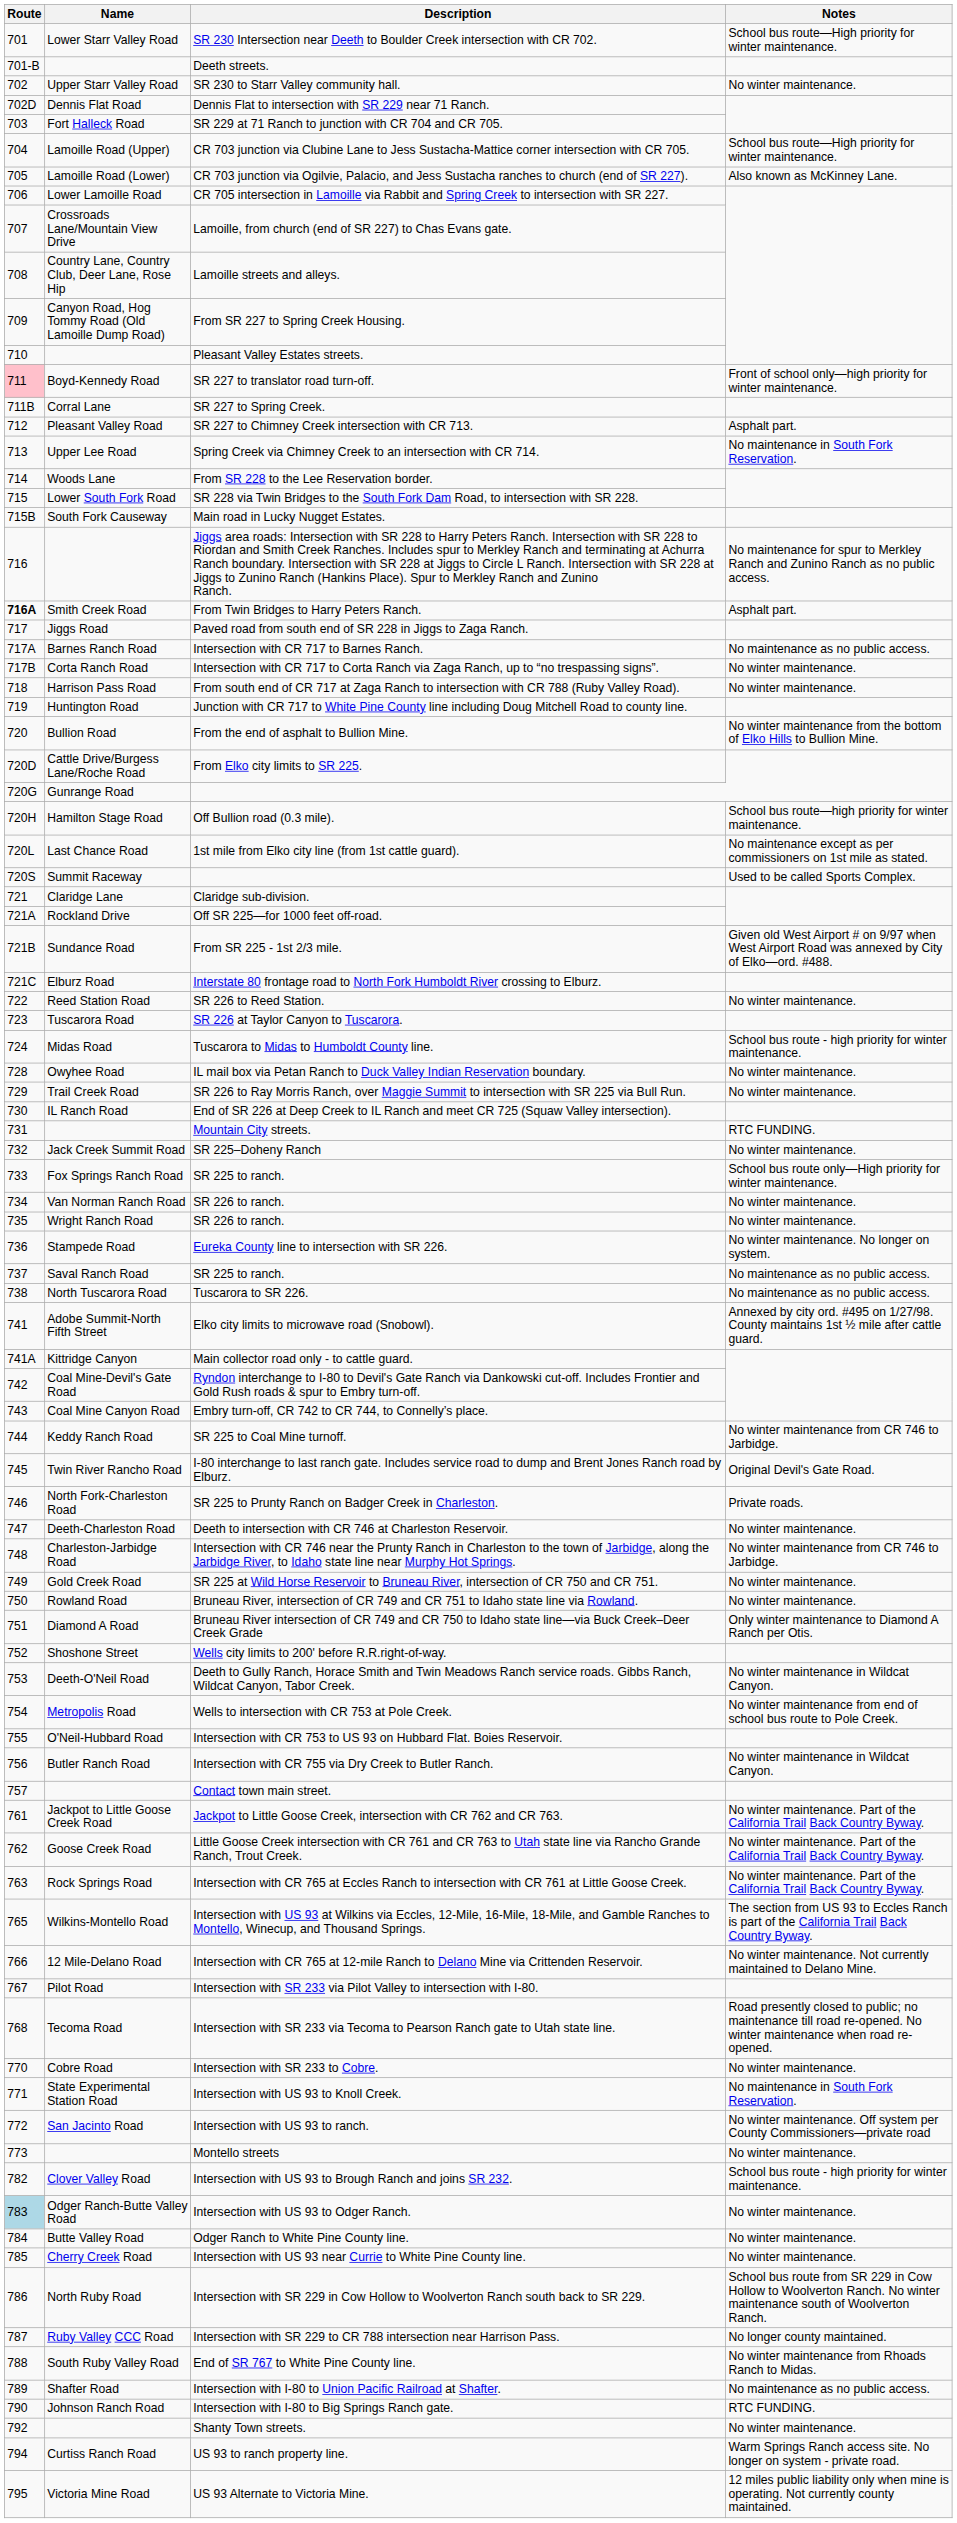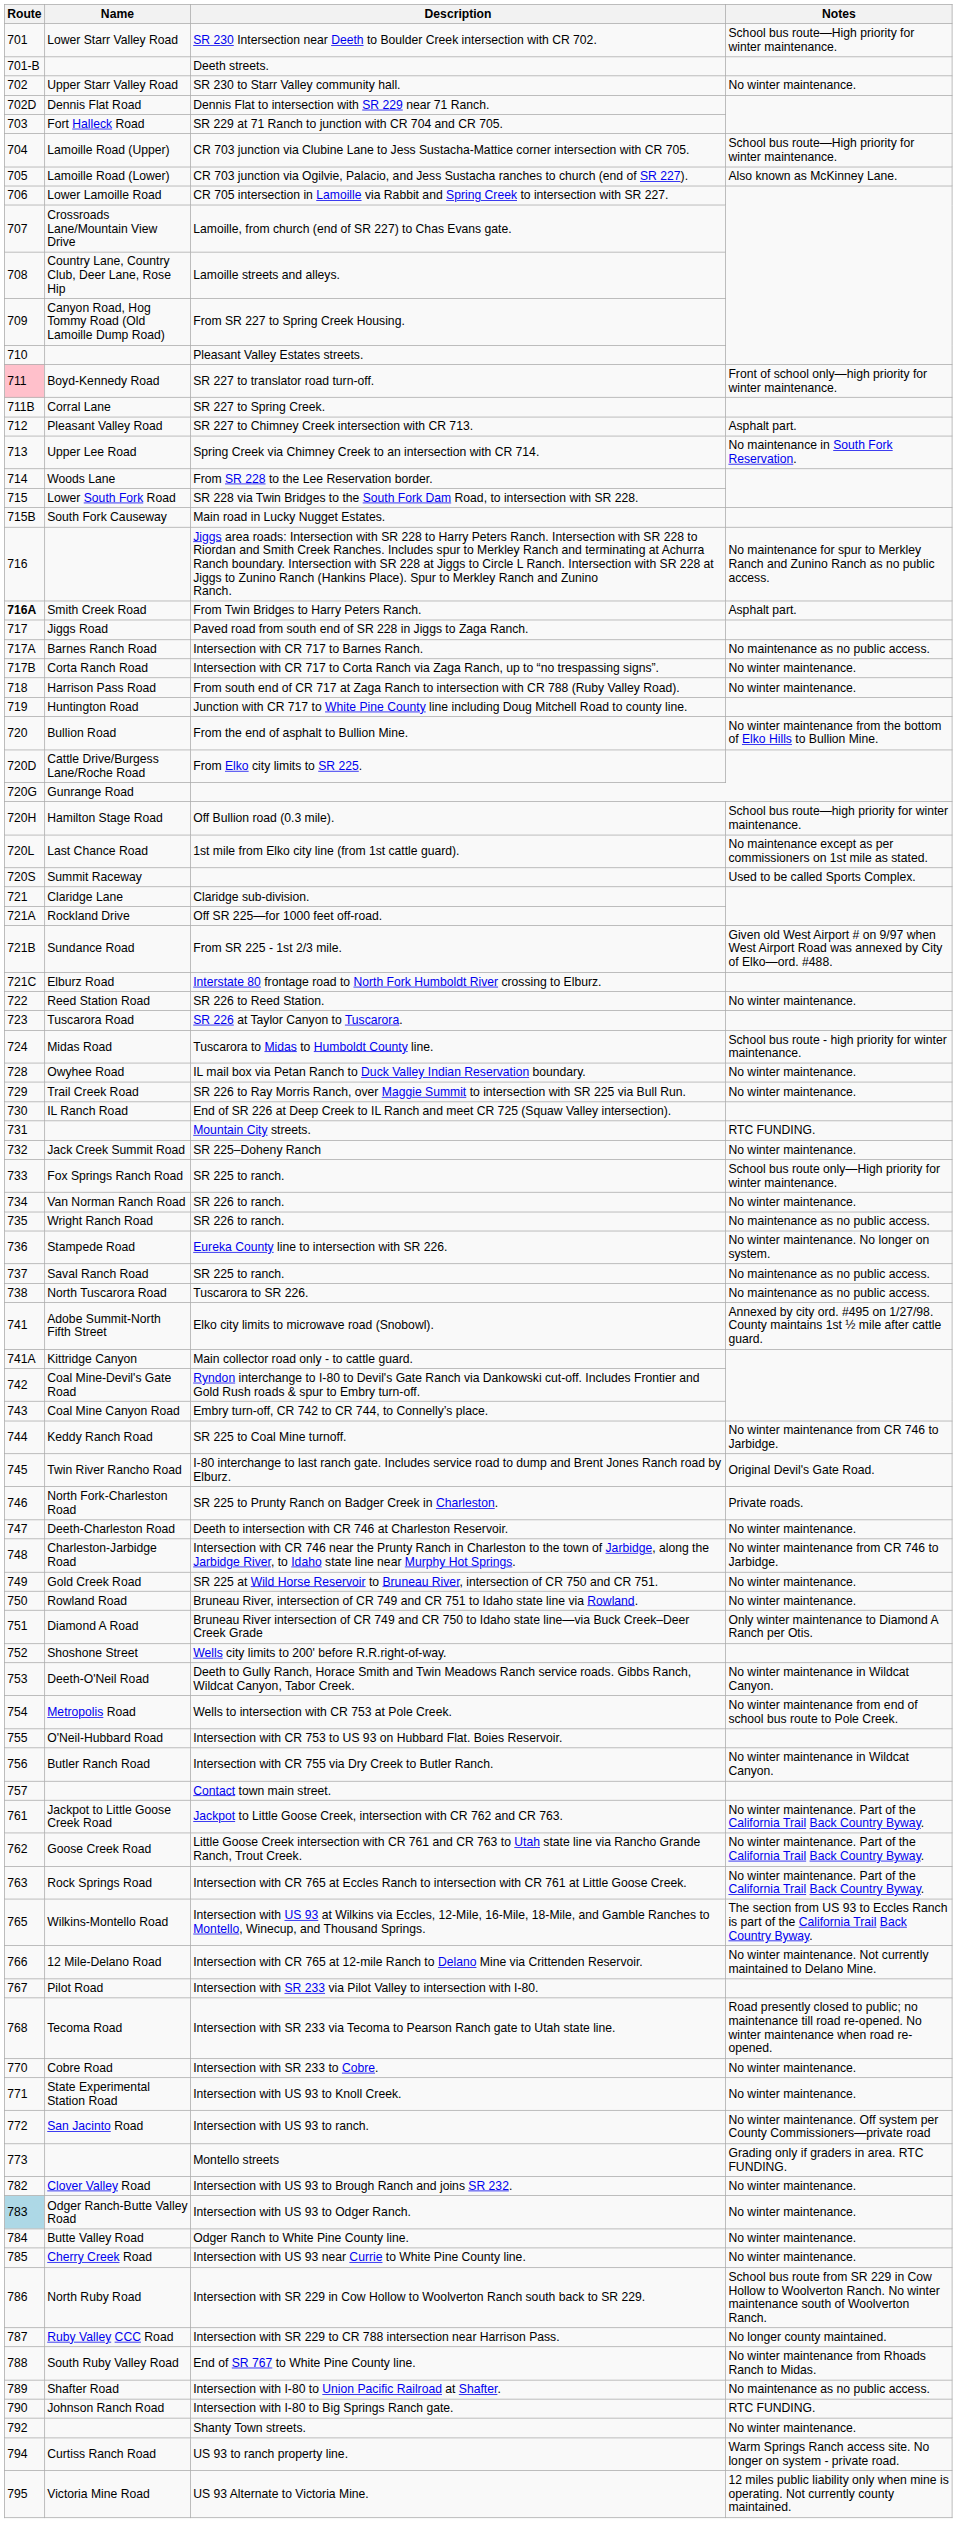(792, 1221) No winter maintenance. -> (829, 1221) No maintenance as no public access.
(811, 2094) No maintenance in South Fork Reservation. -> (792, 2094) No winter maintenance.
(792, 2153) No winter maintenance. -> (826, 2160) Grading only if graders in area. RTC FUNDING.
(838, 2179) School bus route - high priority for winter maintenance. -> (792, 2186) No winter maintenance.
